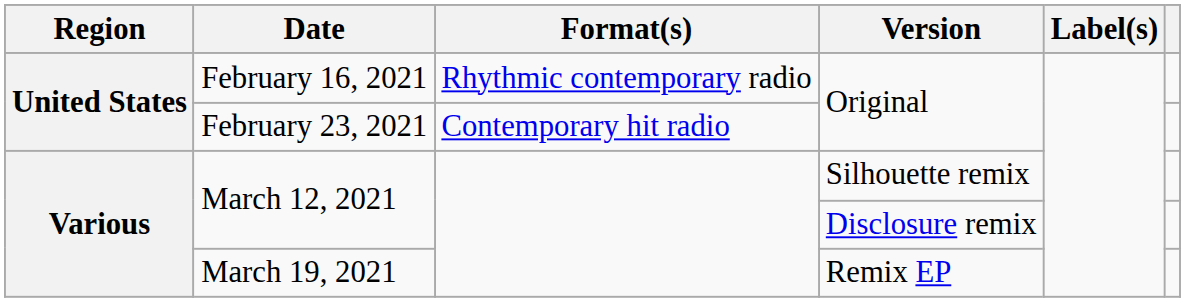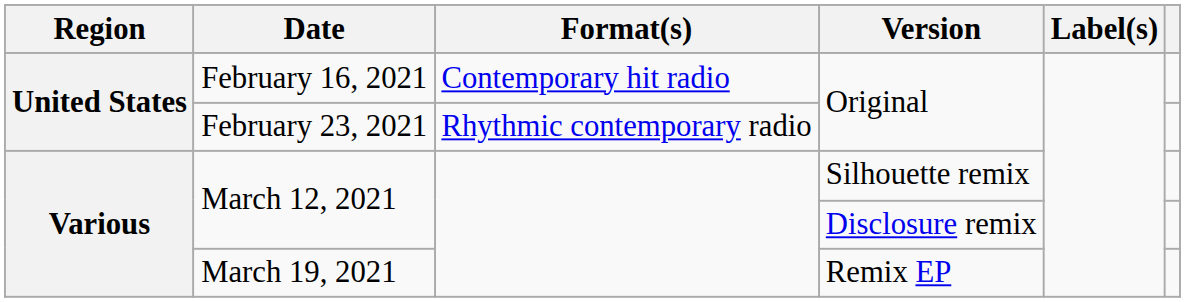(627, 77) Rhythmic contemporary radio -> (586, 77) Contemporary hit radio
(586, 126) Contemporary hit radio -> (627, 126) Rhythmic contemporary radio
